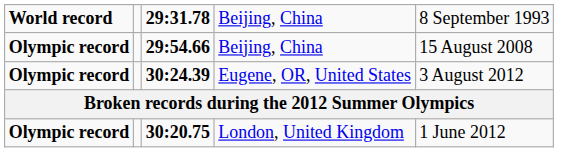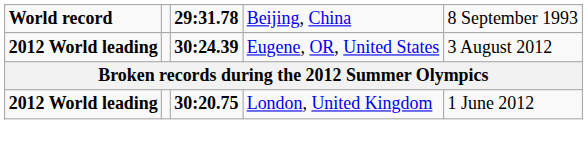- row: (178, 47)
(69, 75) Olympic record -> (83, 47) 2012 World leading
(69, 132) Olympic record -> (83, 103) 2012 World leading
